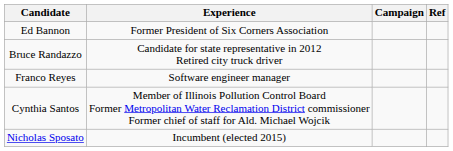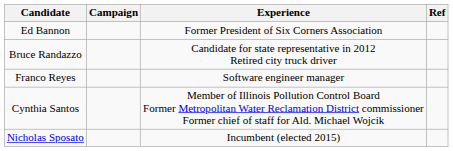columns swapped: (229, 13) <-> (399, 13)
